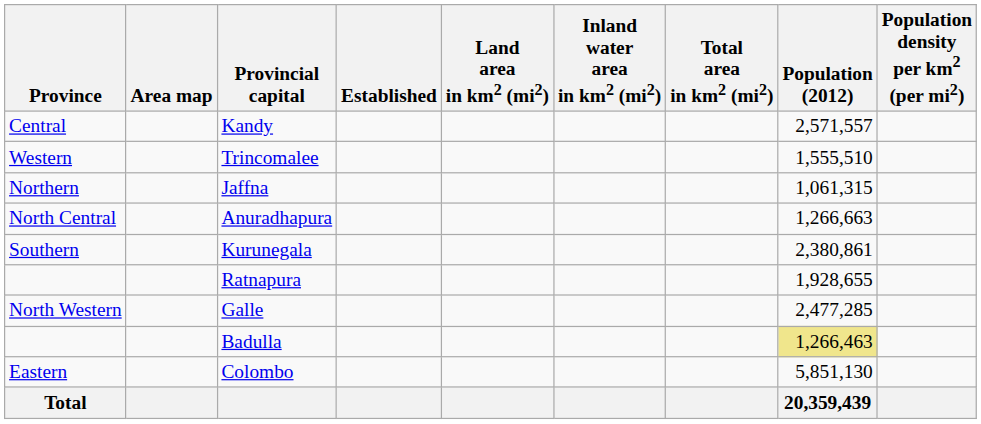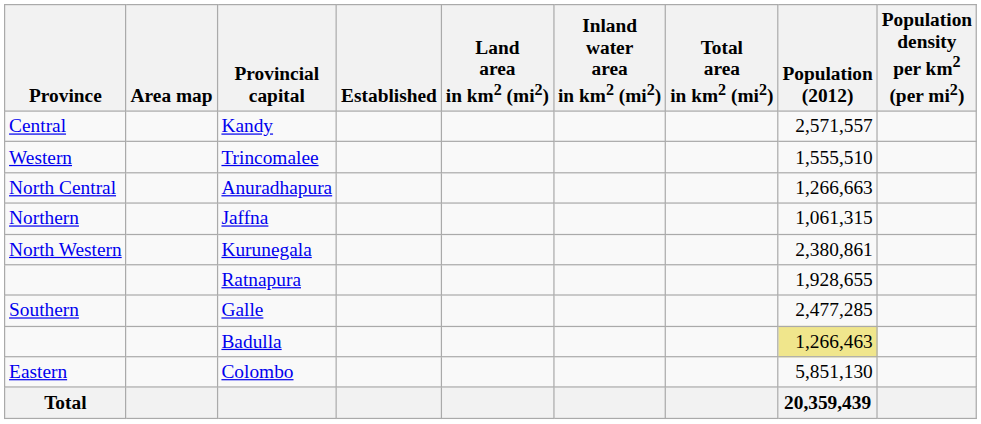rows swapped: (277, 218) <-> (245, 187)
(44, 249) Southern -> (65, 249) North Western
(65, 310) North Western -> (44, 310) Southern
